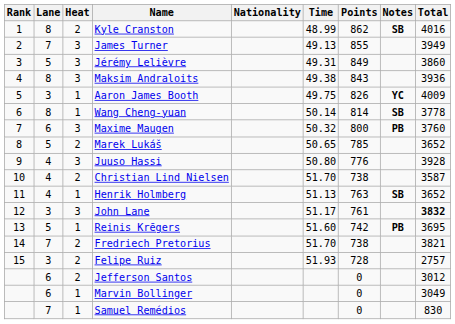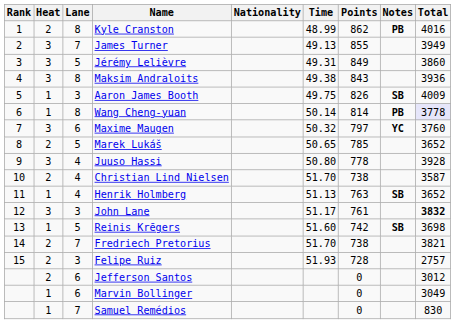columns swapped: (78, 13) <-> (48, 13)
(398, 29) SB -> (398, 29) PB
(398, 95) YC -> (398, 95) SB
(398, 112) SB -> (398, 112) PB
(433, 112) no background -> (433, 112) lavender background
(359, 128) 800 -> (359, 128) 797
(398, 128) PB -> (398, 128) YC
(359, 161) 776 -> (359, 161) 778
(398, 227) PB -> (398, 227) SB
(433, 227) 3695 -> (433, 227) 3698
